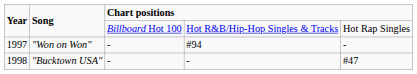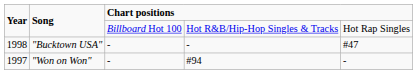rows swapped: (62, 45) <-> (67, 61)
